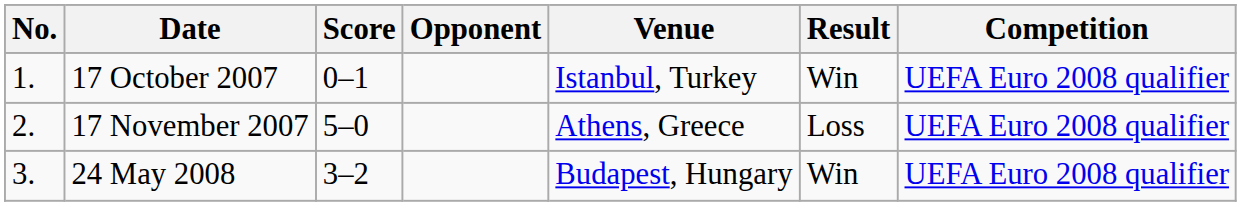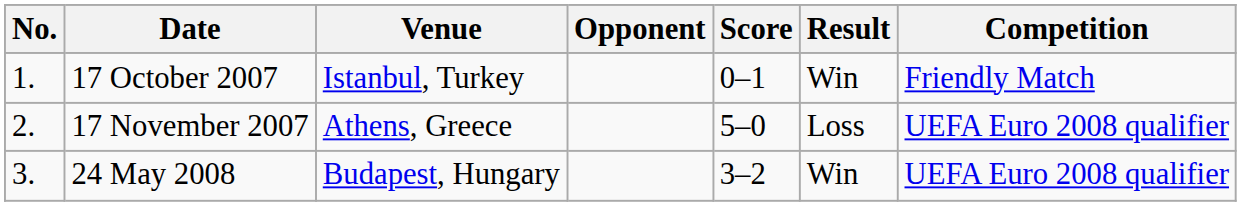columns swapped: (674, 28) <-> (359, 28)
(1067, 77) UEFA Euro 2008 qualifier -> (1000, 77) Friendly Match
